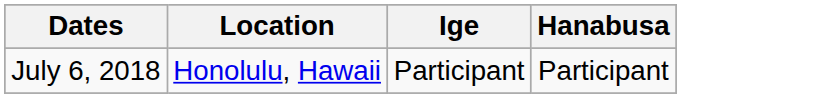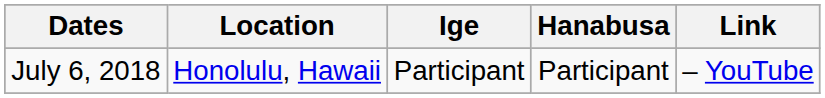+ column: (748, 26)
